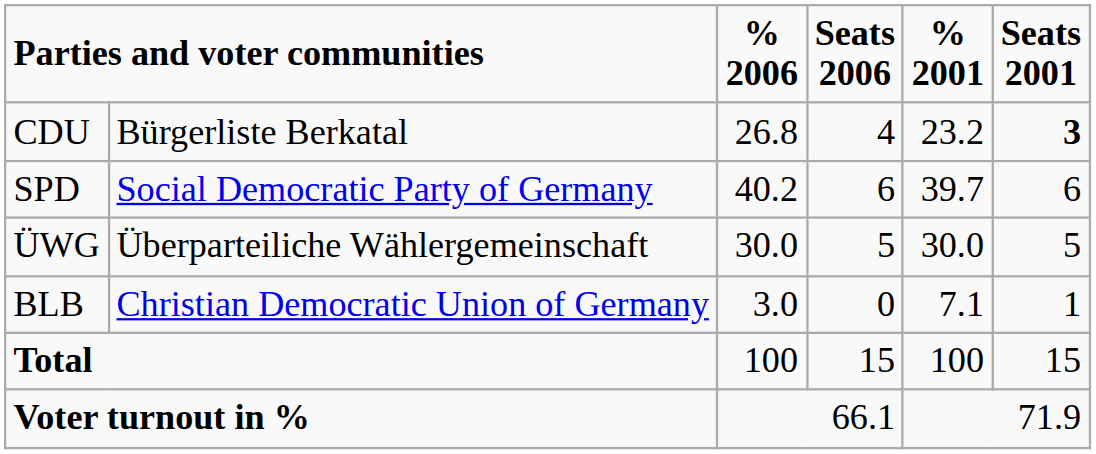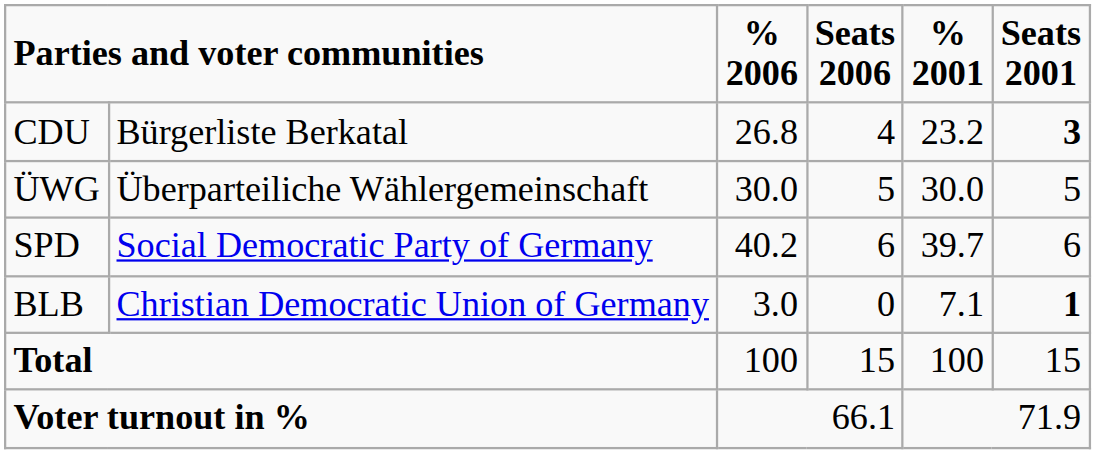rows swapped: (47, 188) <-> (57, 245)
(1072, 303) normal -> (1072, 303) bold
